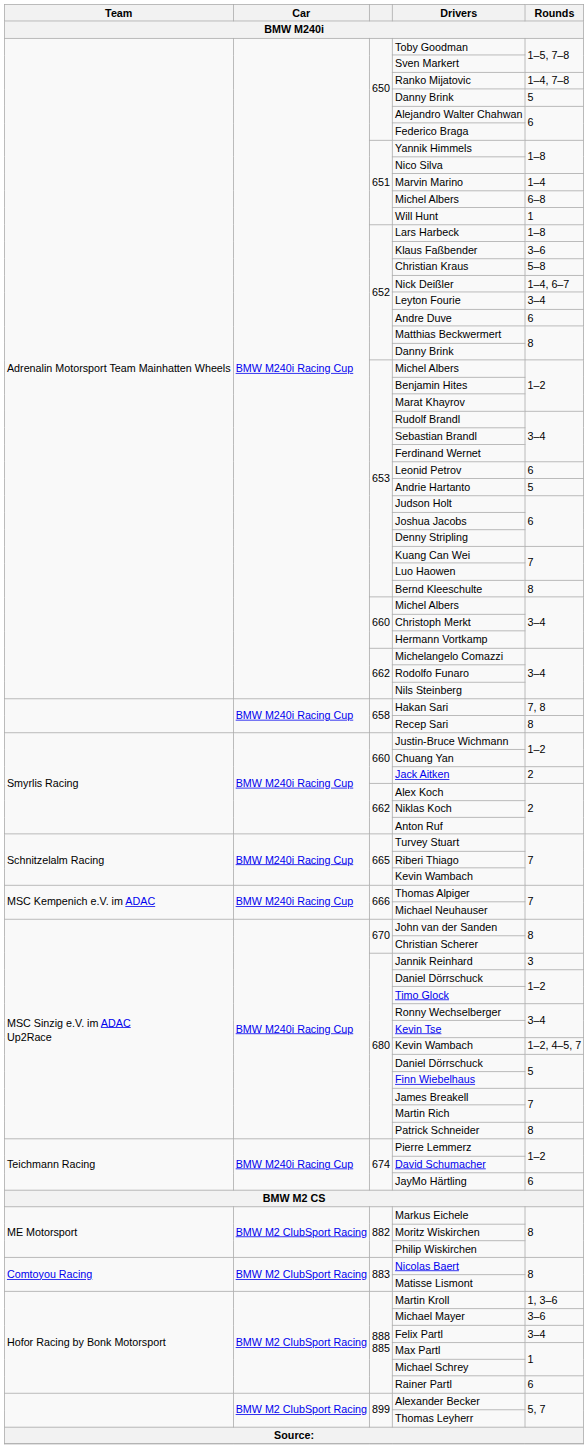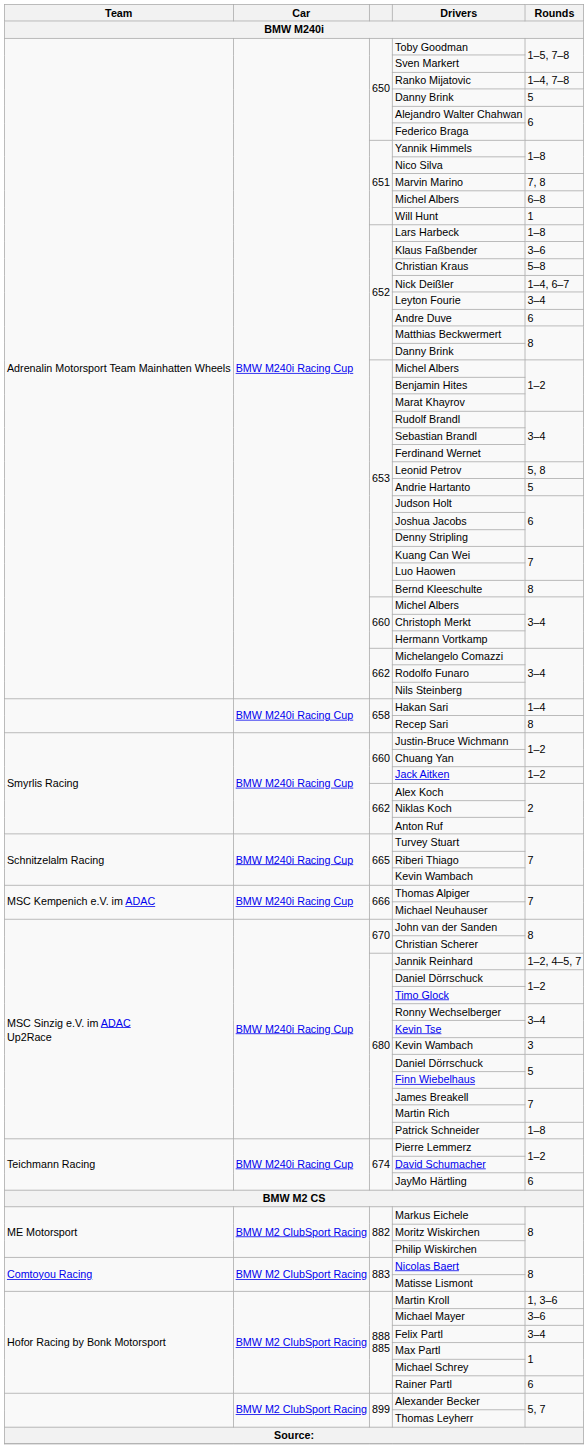(536, 182) 1–4 -> (536, 182) 7, 8
(530, 470) 6 -> (536, 470) 5, 8
(536, 707) 7, 8 -> (536, 707) 1–4
(530, 775) 2 -> (536, 775) 1–2
(530, 961) 3 -> (554, 961) 1–2, 4–5, 7
(554, 1046) 1–2, 4–5, 7 -> (530, 1046) 3
(530, 1130) 8 -> (536, 1130) 1–8
